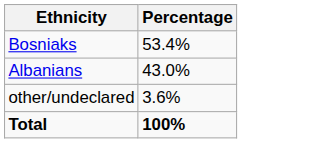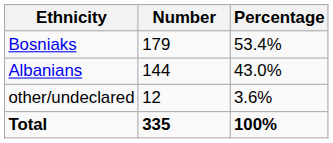+ column: (184, 17)
